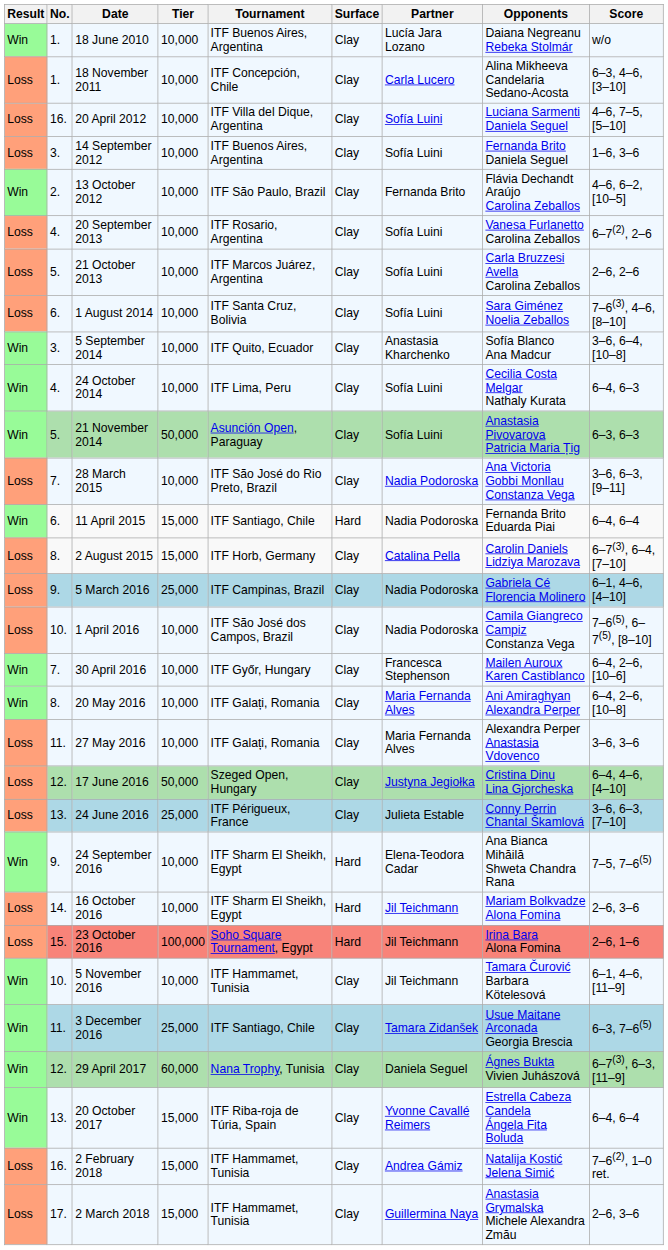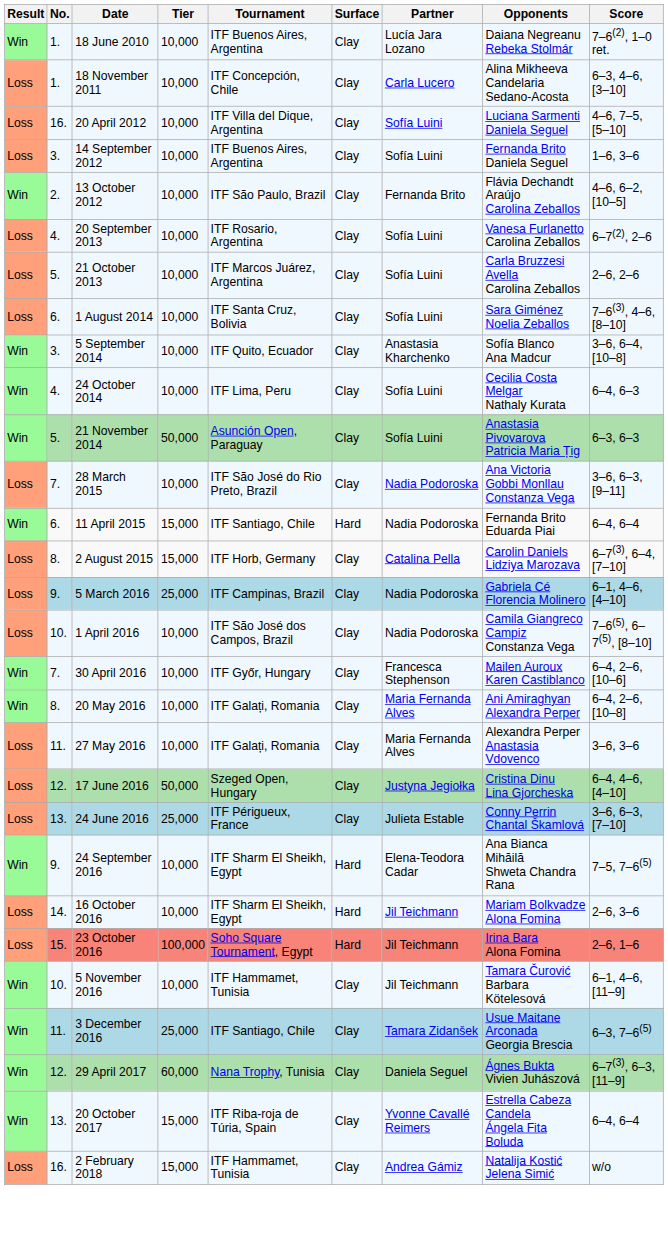(601, 40) w/o -> (622, 41) 7–6(2), 1–0 ret.
(622, 1166) 7–6(2), 1–0 ret. -> (601, 1167) w/o
- row: (112, 1214)
